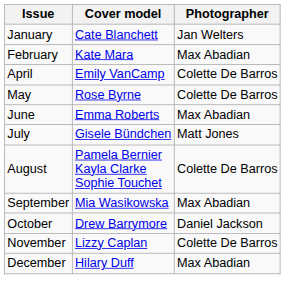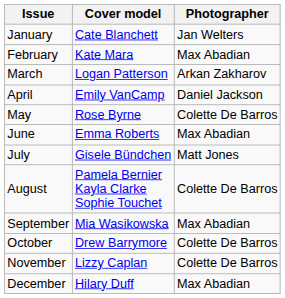+ row: (25, 74)
(227, 74) Colette De Barros -> (220, 94) Daniel Jackson
(220, 223) Daniel Jackson -> (227, 243) Colette De Barros
